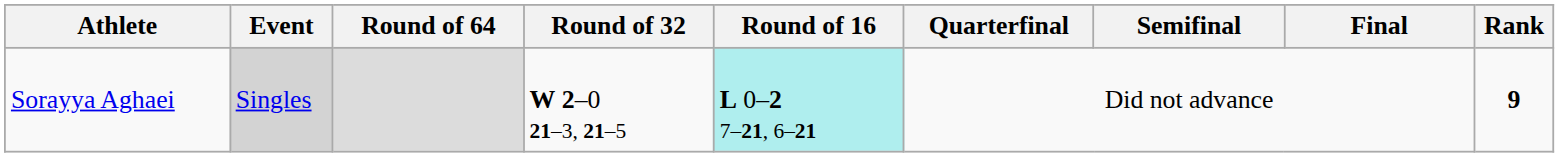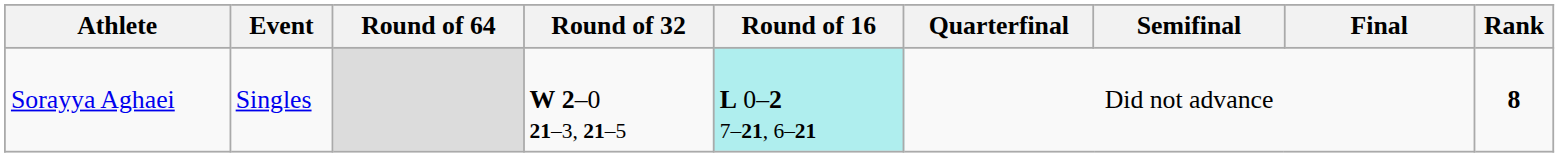(274, 99) lightgrey background -> (274, 99) no background
(1514, 99) 9 -> (1514, 99) 8
